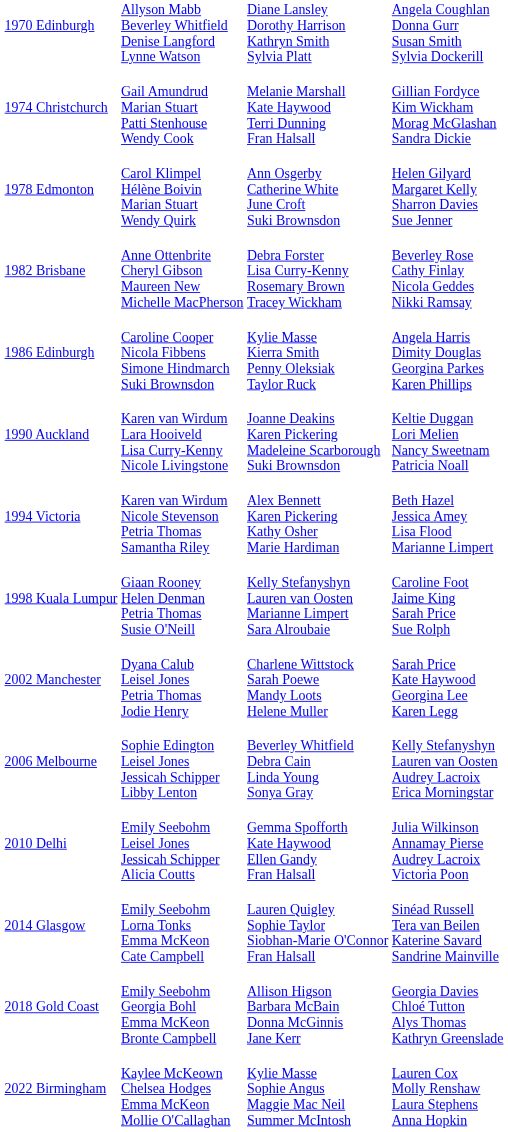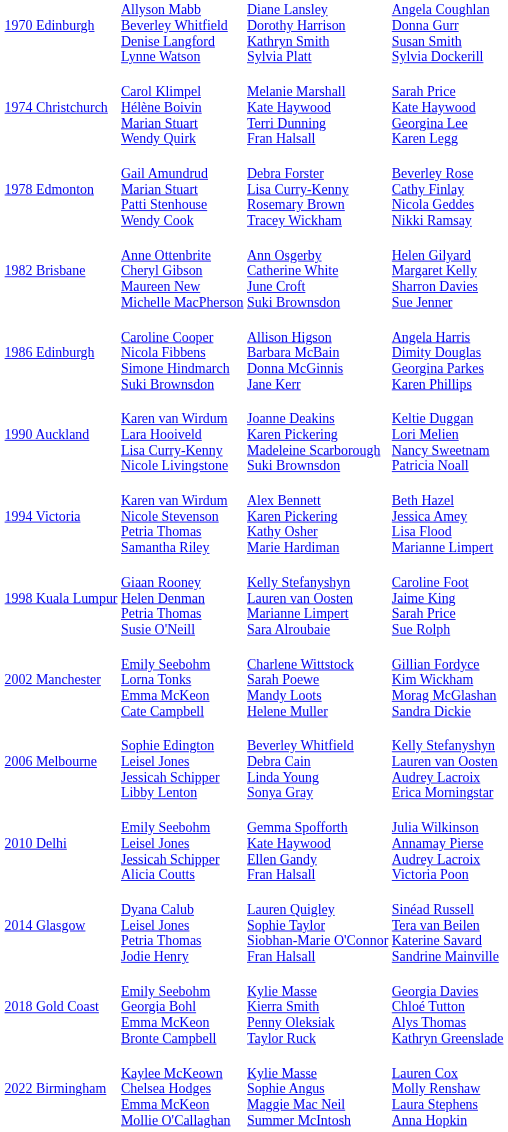(164, 115) Gail Amundrud Marian Stuart Patti Stenhouse Wendy Cook -> (161, 115) Carol Klimpel Hélène Boivin Marian Stuart Wendy Quirk
(444, 115) Gillian Fordyce Kim Wickham Morag McGlashan Sandra Dickie -> (434, 115) Sarah Price Kate Haywood Georgina Lee Karen Legg
(161, 197) Carol Klimpel Hélène Boivin Marian Stuart Wendy Quirk -> (164, 197) Gail Amundrud Marian Stuart Patti Stenhouse Wendy Cook
(294, 197) Ann Osgerby Catherine White June Croft Suki Brownsdon -> (298, 197) Debra Forster Lisa Curry-Kenny Rosemary Brown Tracey Wickham
(435, 197) Helen Gilyard Margaret Kelly Sharron Davies Sue Jenner -> (433, 197) Beverley Rose Cathy Finlay Nicola Geddes Nikki Ramsay
(298, 278) Debra Forster Lisa Curry-Kenny Rosemary Brown Tracey Wickham -> (294, 278) Ann Osgerby Catherine White June Croft Suki Brownsdon
(433, 278) Beverley Rose Cathy Finlay Nicola Geddes Nikki Ramsay -> (435, 278) Helen Gilyard Margaret Kelly Sharron Davies Sue Jenner
(291, 360) Kylie Masse Kierra Smith Penny Oleksiak Taylor Ruck -> (295, 360) Allison Higson Barbara McBain Donna McGinnis Jane Kerr
(161, 687) Dyana Calub Leisel Jones Petria Thomas Jodie Henry -> (166, 687) Emily Seebohm Lorna Tonks Emma McKeon Cate Campbell
(434, 687) Sarah Price Kate Haywood Georgina Lee Karen Legg -> (444, 687) Gillian Fordyce Kim Wickham Morag McGlashan Sandra Dickie
(166, 933) Emily Seebohm Lorna Tonks Emma McKeon Cate Campbell -> (161, 933) Dyana Calub Leisel Jones Petria Thomas Jodie Henry
(295, 1015) Allison Higson Barbara McBain Donna McGinnis Jane Kerr -> (291, 1015) Kylie Masse Kierra Smith Penny Oleksiak Taylor Ruck
